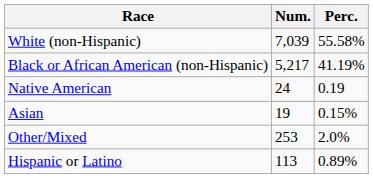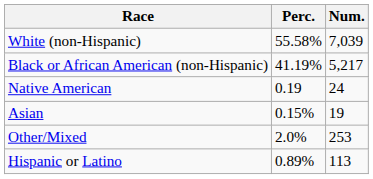columns swapped: (293, 16) <-> (341, 16)
